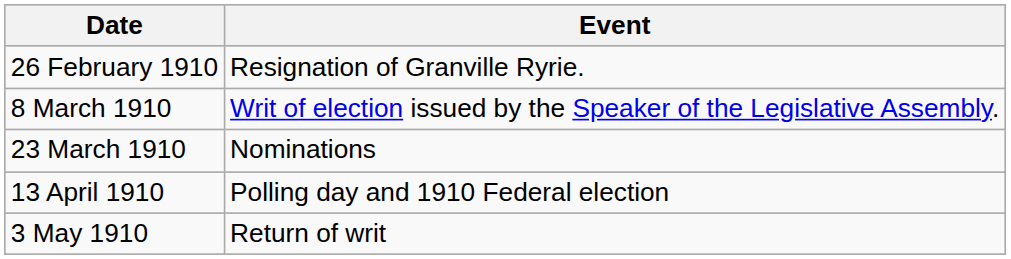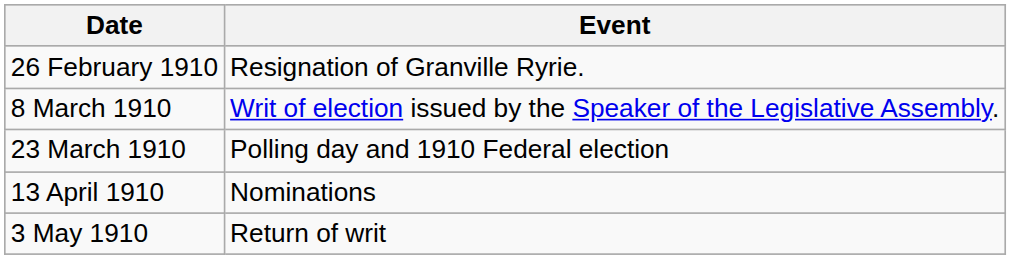(303, 150) Nominations -> (450, 150) Polling day and 1910 Federal election
(450, 191) Polling day and 1910 Federal election -> (303, 191) Nominations
